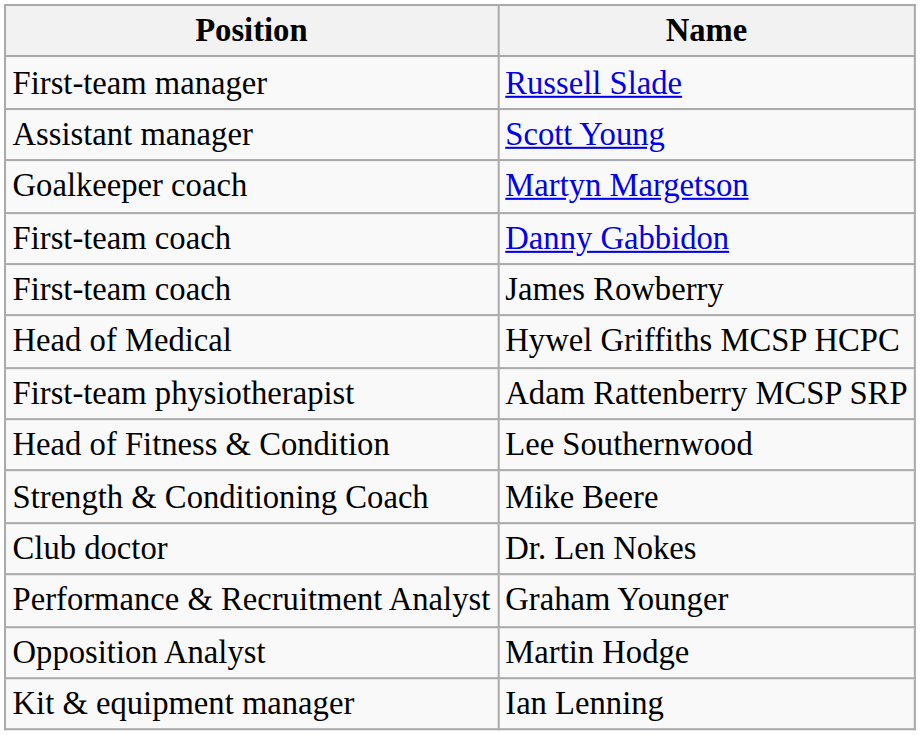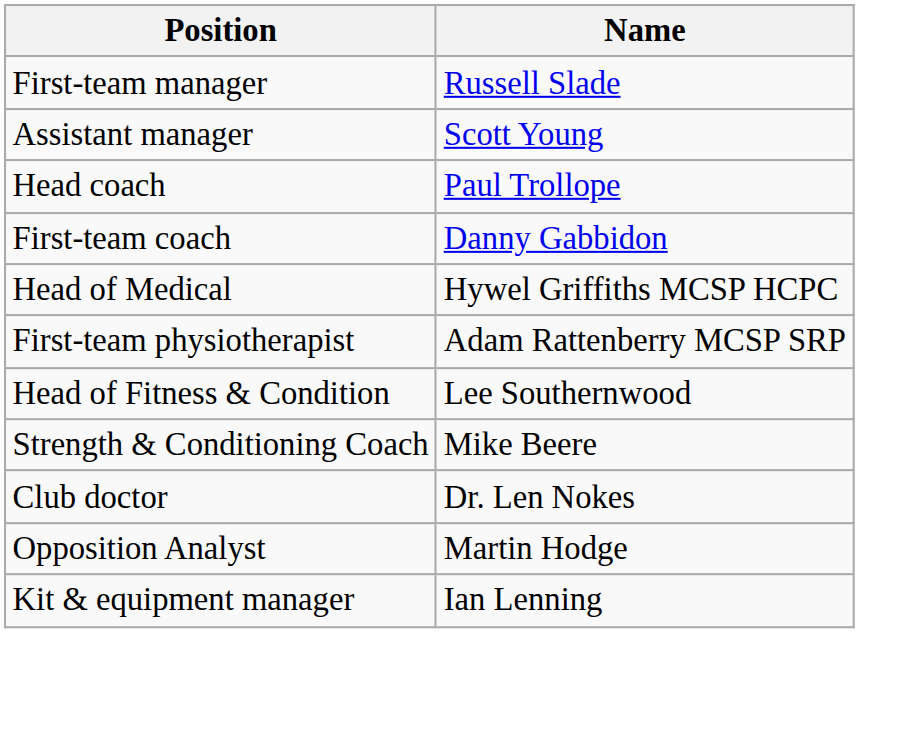+ row: (532, 185)
- row: (627, 185)
- row: (615, 289)
- row: (617, 599)
